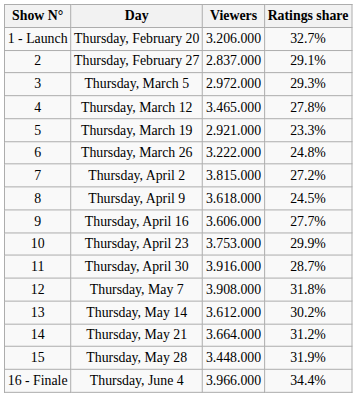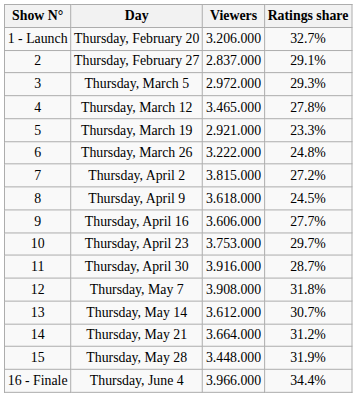(308, 244) 29.9% -> (308, 244) 29.7%
(308, 312) 30.2% -> (308, 312) 30.7%
